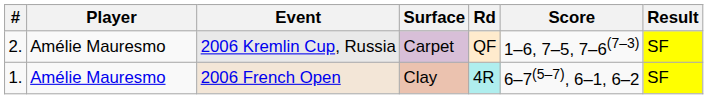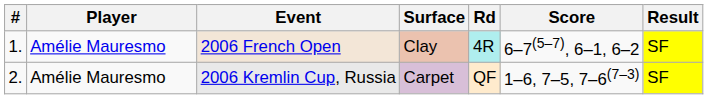rows swapped: (271, 77) <-> (298, 46)
